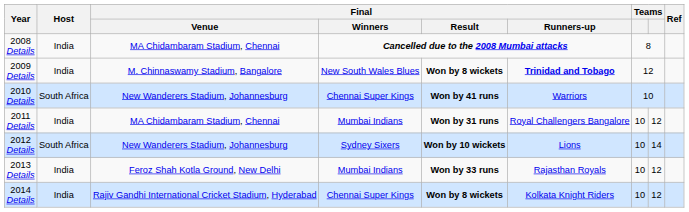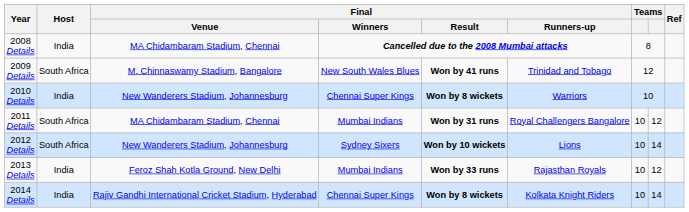(64, 71) India -> (64, 71) South Africa
(465, 71) Won by 8 wickets -> (465, 71) Won by 41 runs
(570, 71) bold -> (570, 71) normal
(64, 96) South Africa -> (64, 96) India
(465, 96) Won by 41 runs -> (465, 96) Won by 8 wickets
(64, 121) India -> (64, 121) South Africa
(656, 195) 12 -> (656, 195) 14
